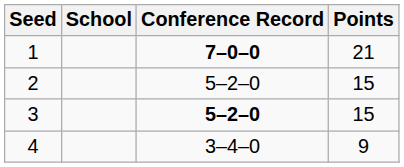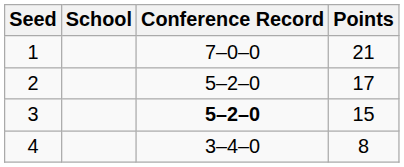(233, 51) bold -> (233, 51) normal
(364, 83) 15 -> (364, 83) 17
(364, 146) 9 -> (364, 146) 8
